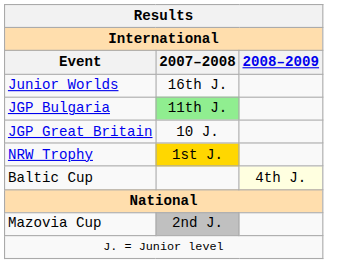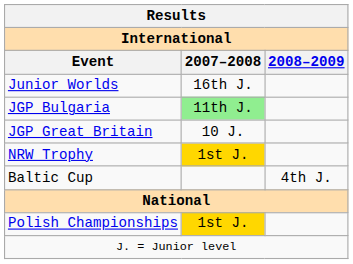(281, 178) lightyellow background -> (306, 178) no background
+ row: (93, 224)
- row: (55, 224)
